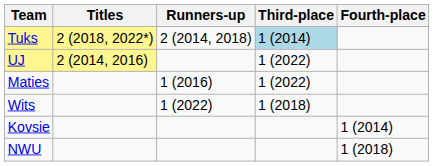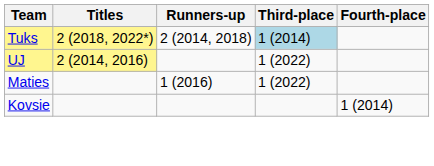- row: (21, 104)
- row: (25, 149)
